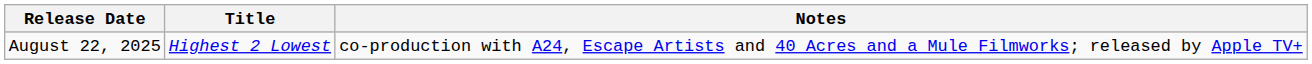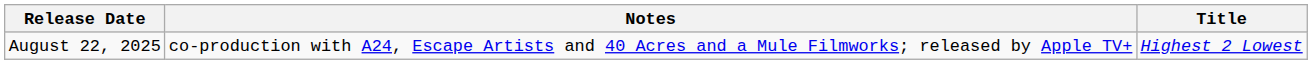columns swapped: (250, 18) <-> (821, 18)
